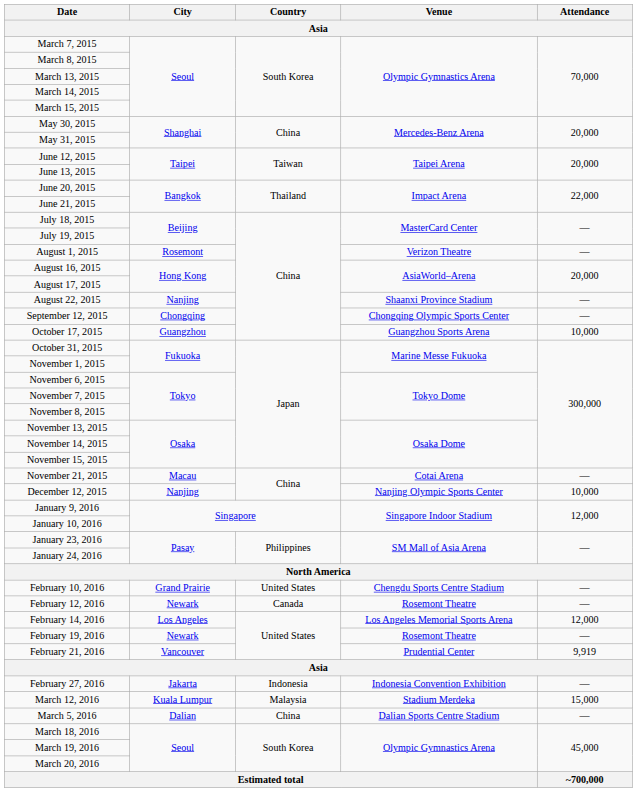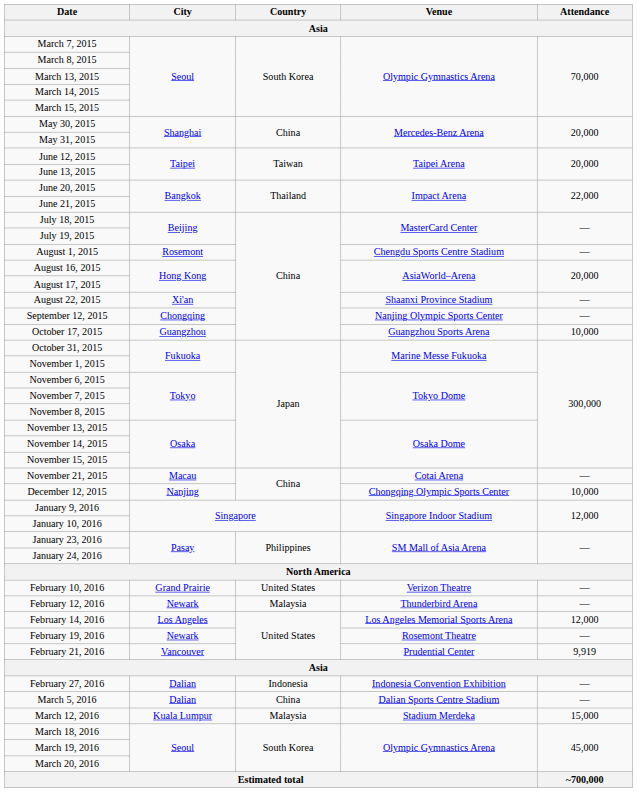(439, 252) Verizon Theatre -> (439, 252) Chengdu Sports Centre Stadium
(183, 300) Nanjing -> (183, 300) Xi'an
(439, 316) Chongqing Olympic Sports Center -> (439, 316) Nanjing Olympic Sports Center
(439, 492) Nanjing Olympic Sports Center -> (439, 492) Chongqing Olympic Sports Center
(439, 587) Chengdu Sports Centre Stadium -> (439, 587) Verizon Theatre
(288, 603) Canada -> (288, 603) Malaysia
(439, 603) Rosemont Theatre -> (439, 603) Thunderbird Arena
(183, 683) Jakarta -> (183, 683) Dalian
rows swapped: (67, 715) <-> (67, 699)
